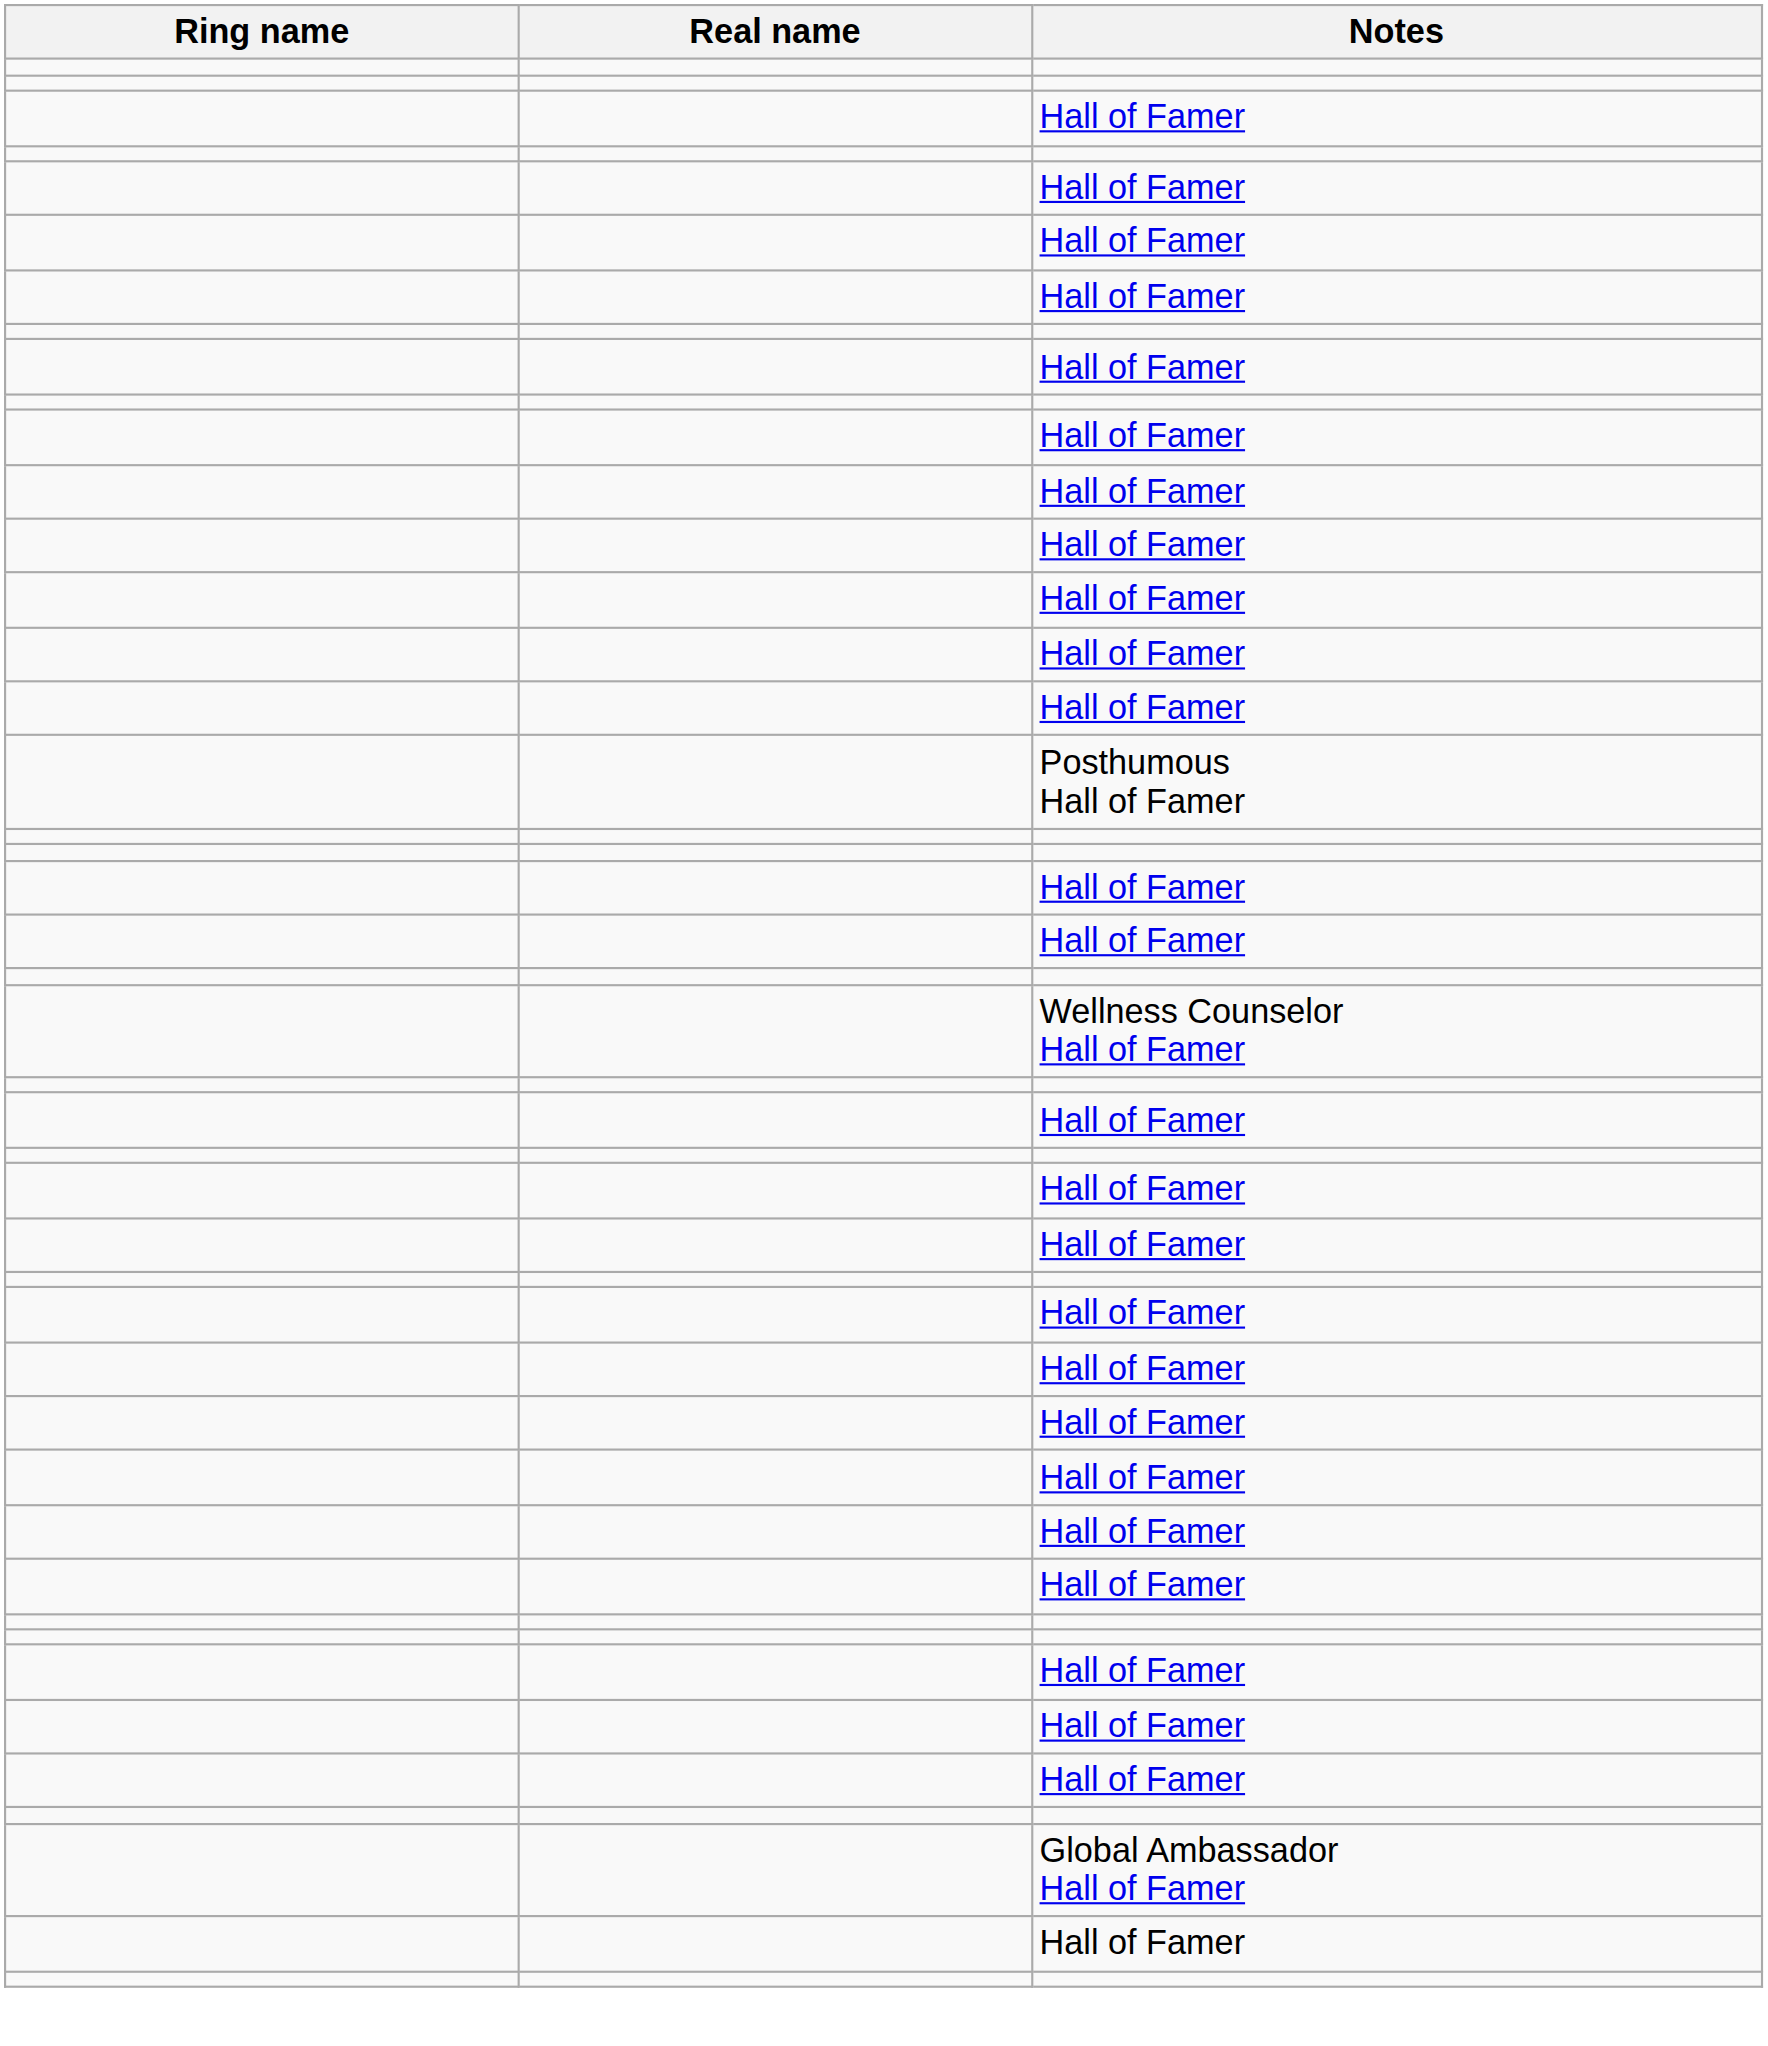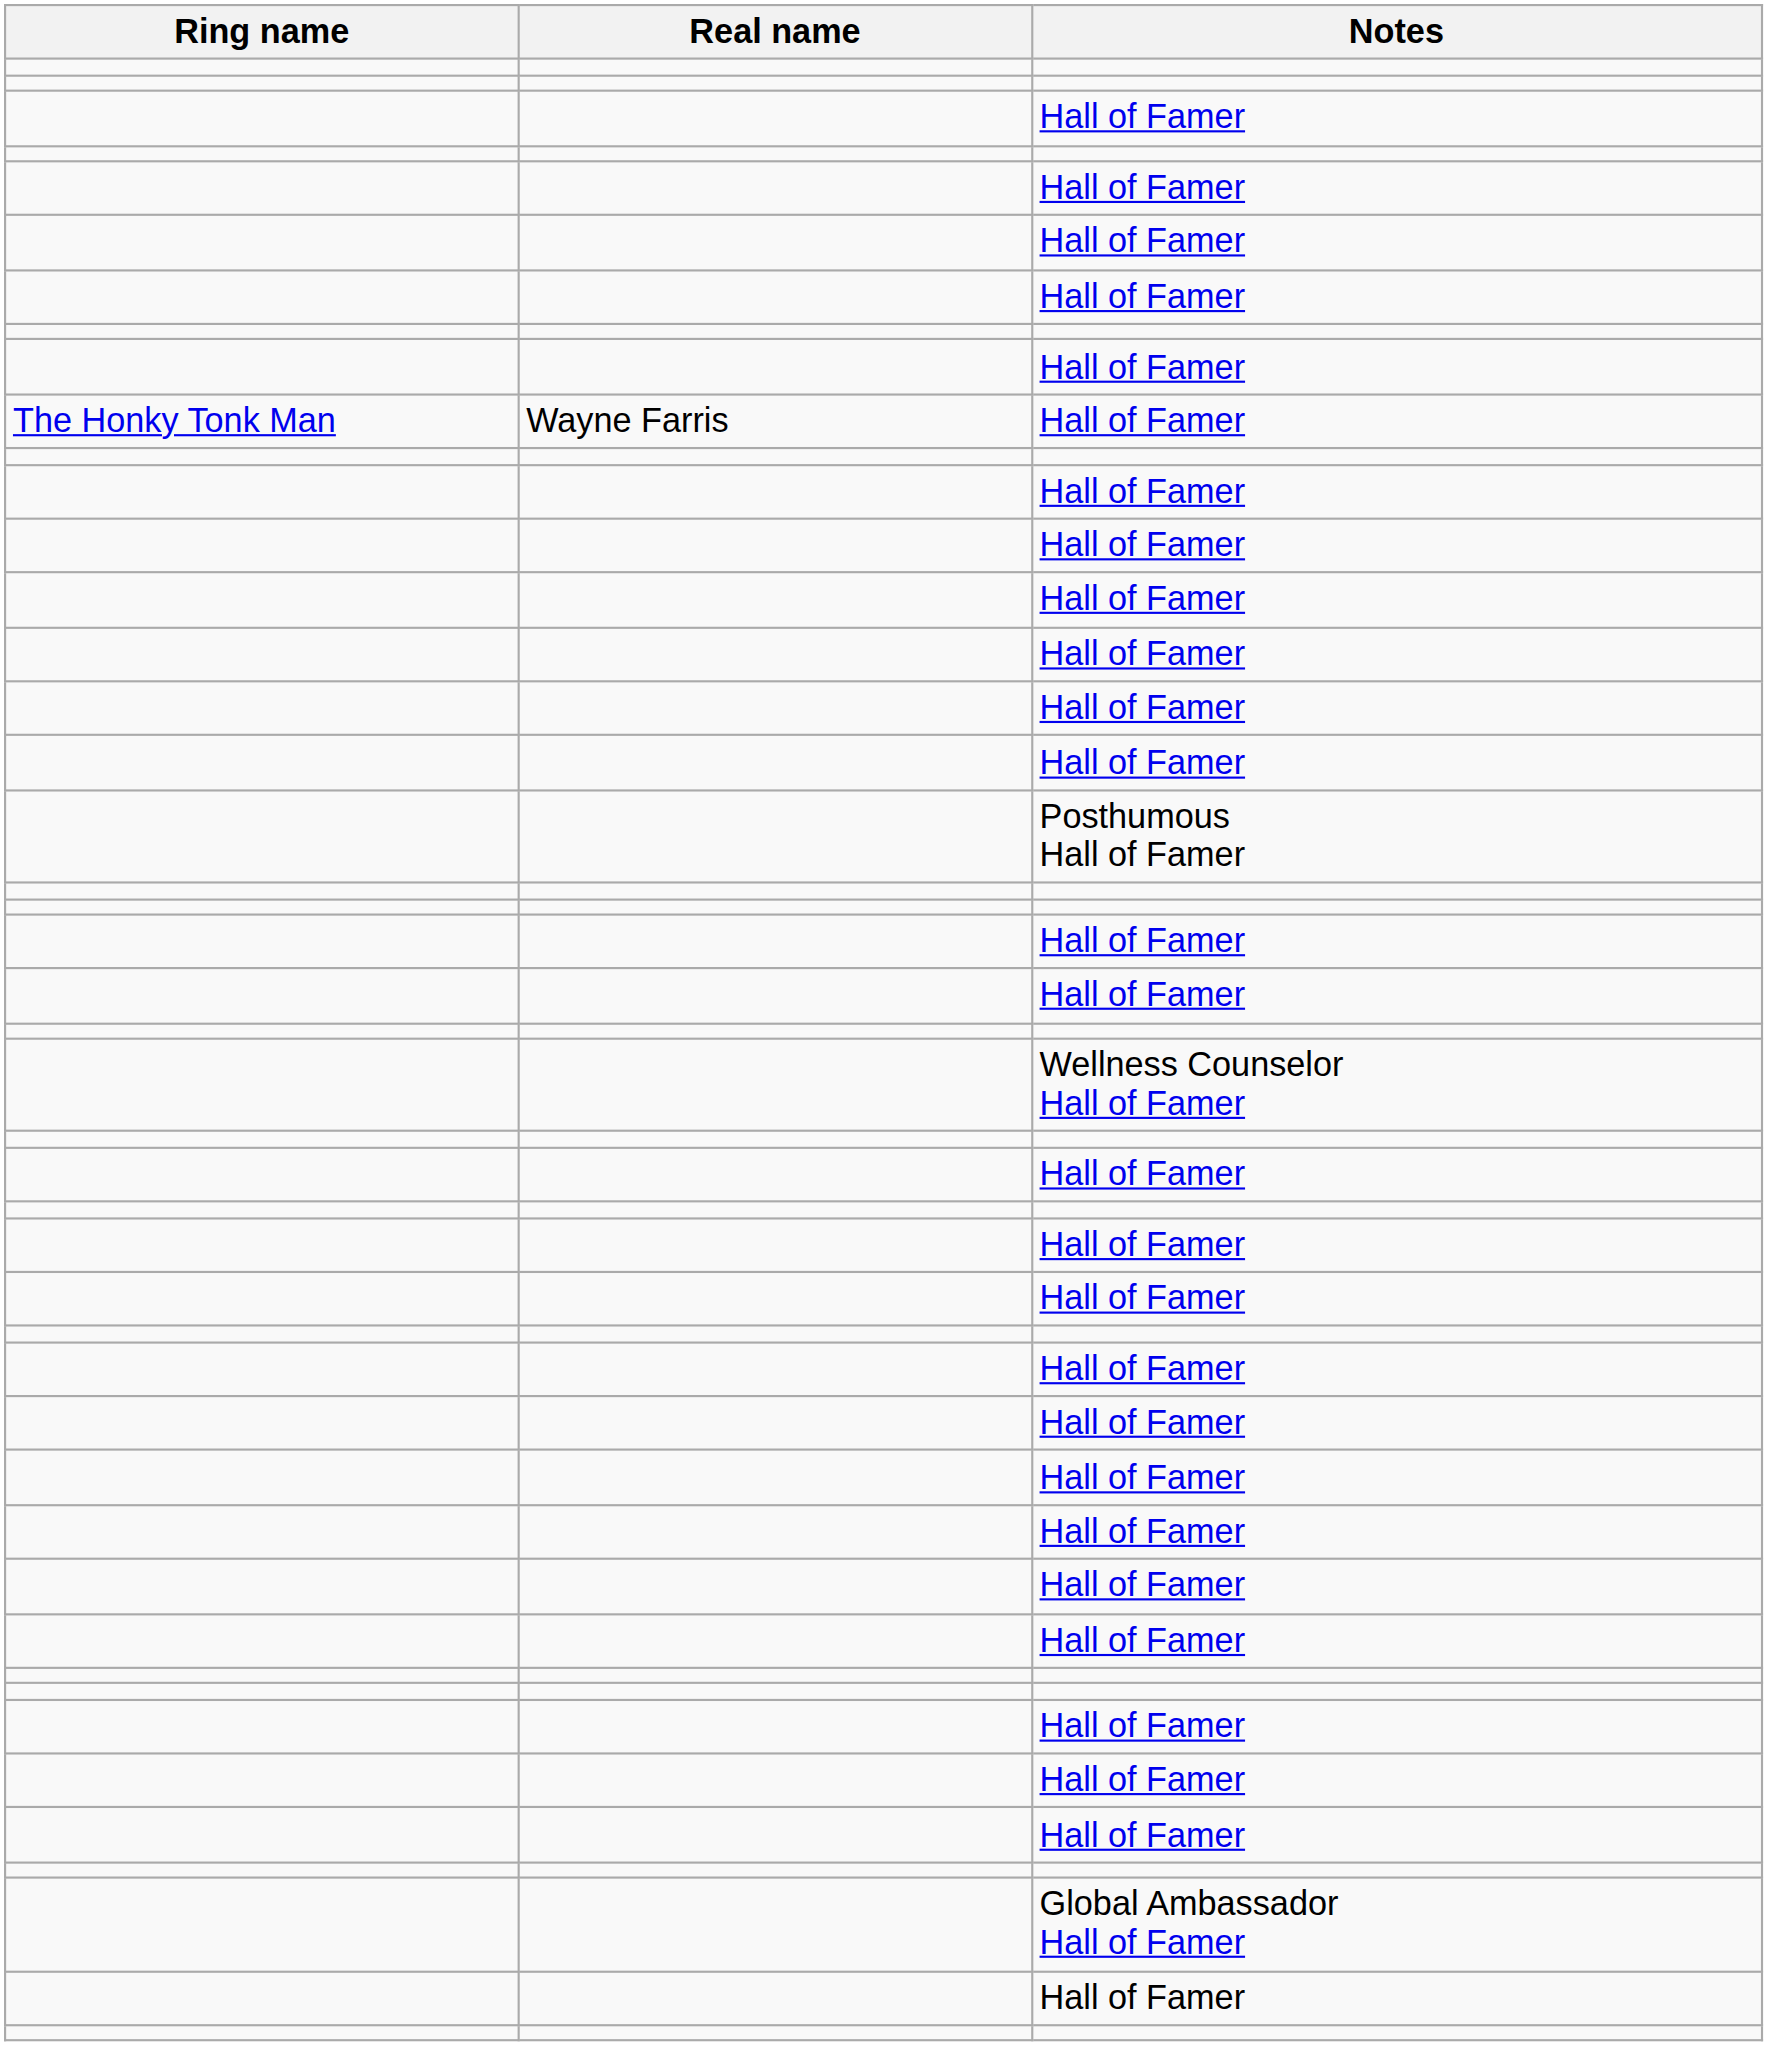+ row: (174, 420)
